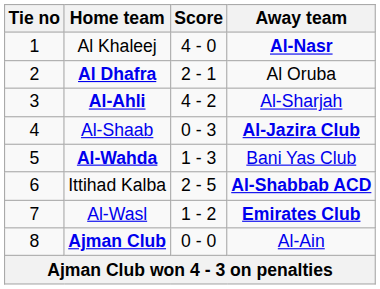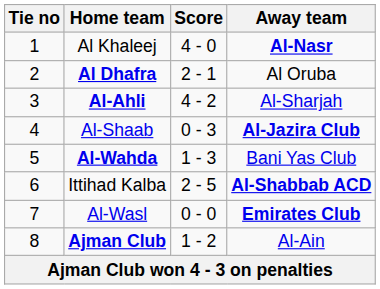(199, 213) 1 - 2 -> (199, 213) 0 - 0
(199, 241) 0 - 0 -> (199, 241) 1 - 2
